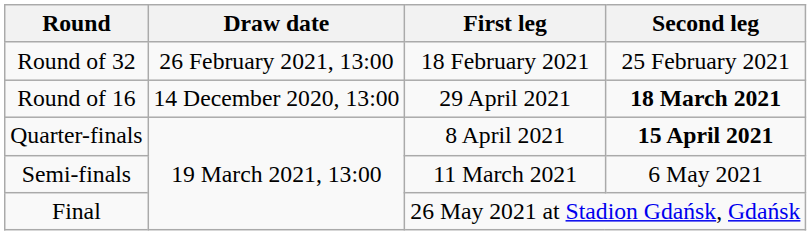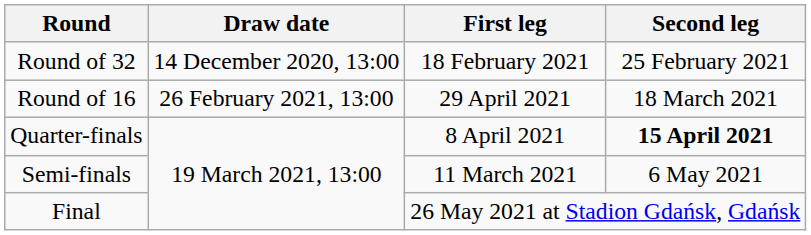(276, 60) 26 February 2021, 13:00 -> (276, 60) 14 December 2020, 13:00
(276, 98) 14 December 2020, 13:00 -> (276, 98) 26 February 2021, 13:00
(706, 98) bold -> (706, 98) normal
